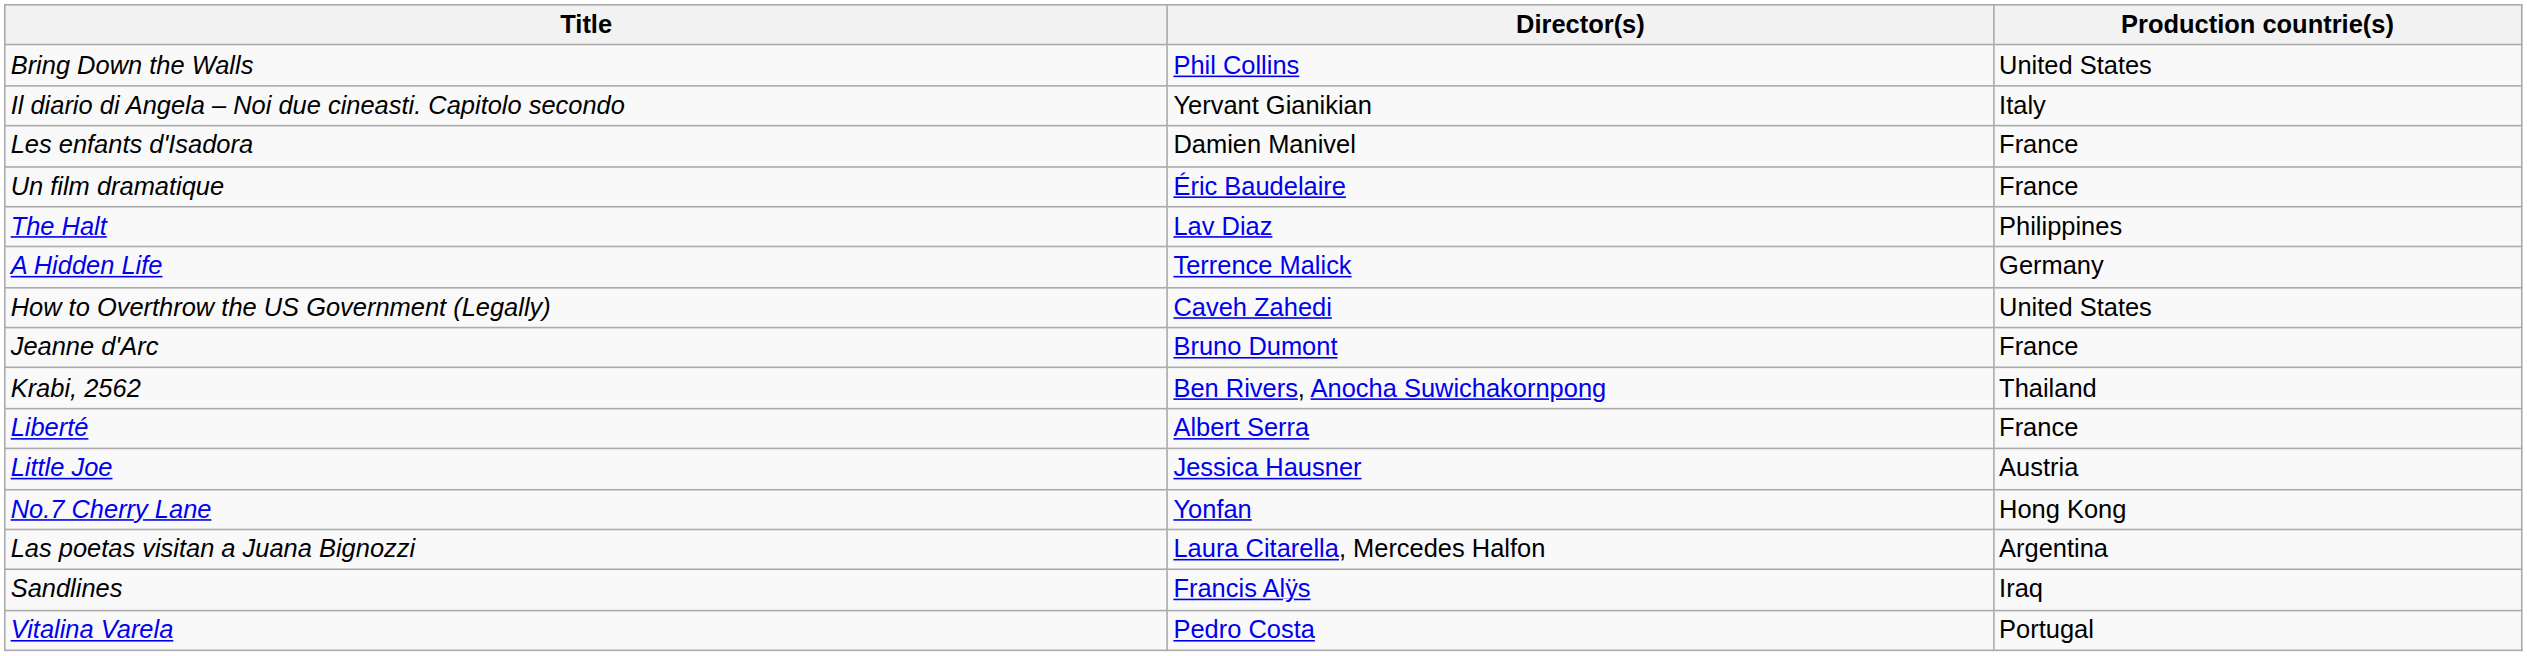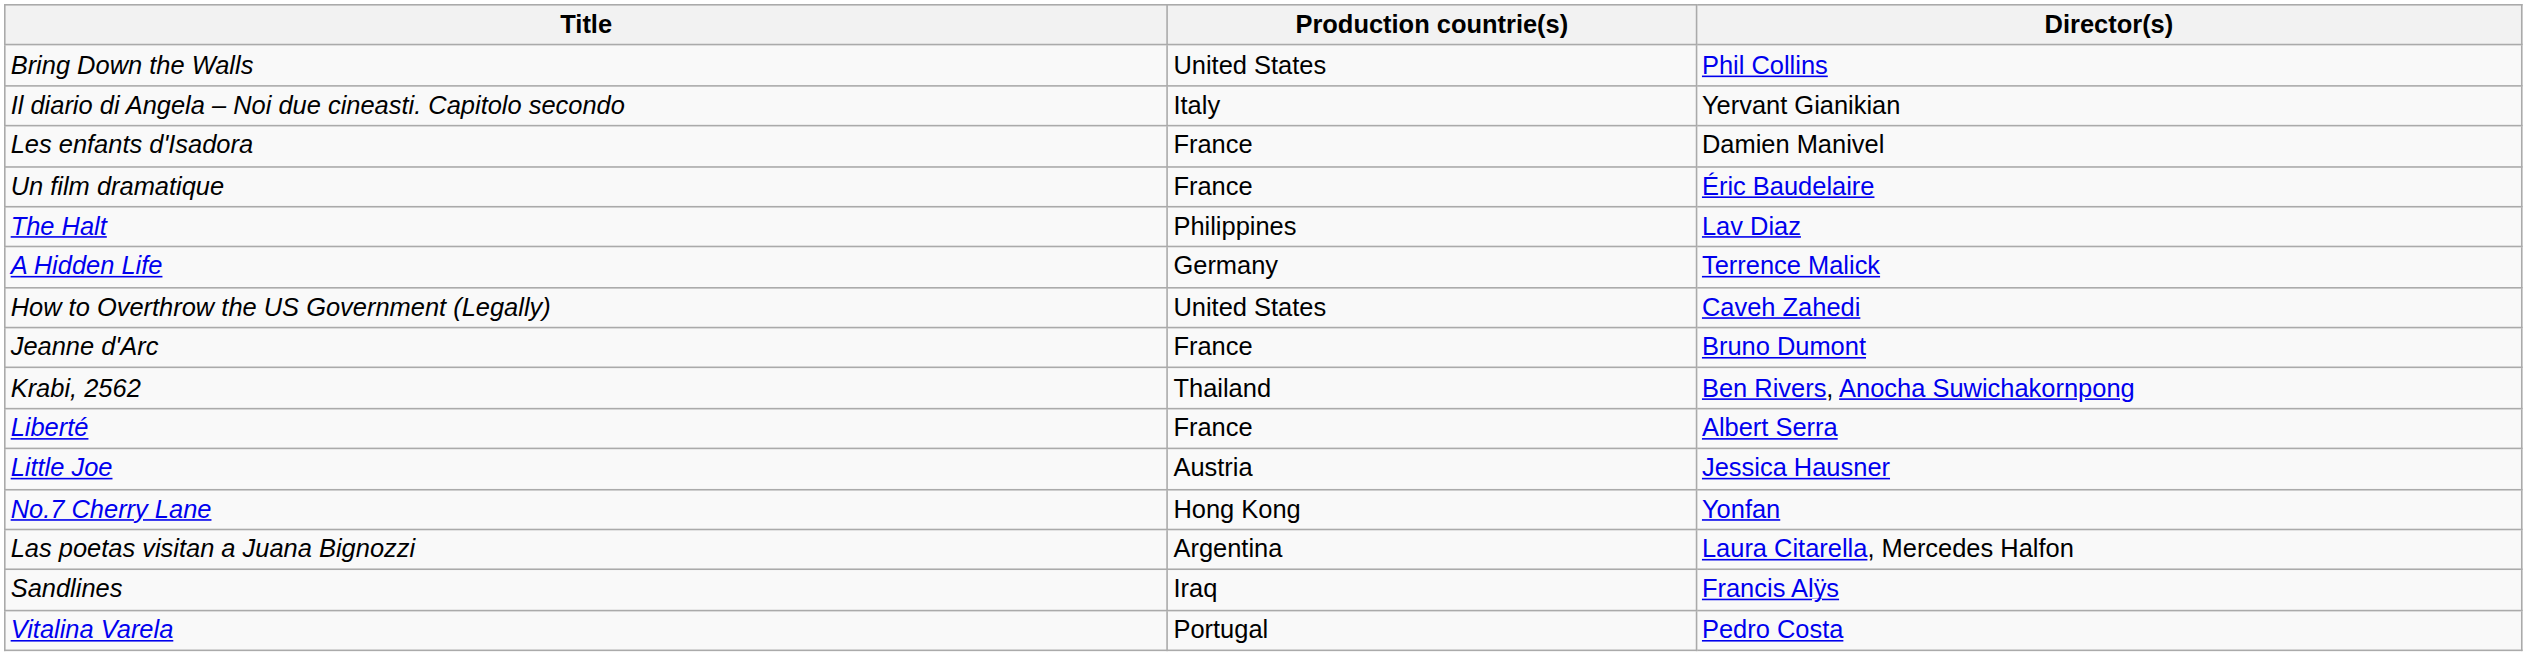columns swapped: (1580, 24) <-> (2258, 24)
